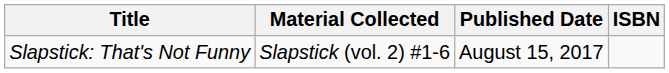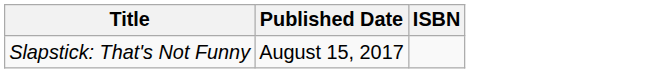- column: (355, 20)
